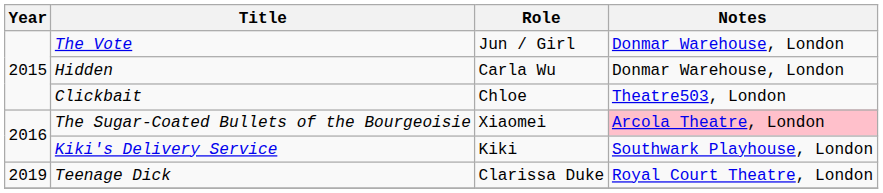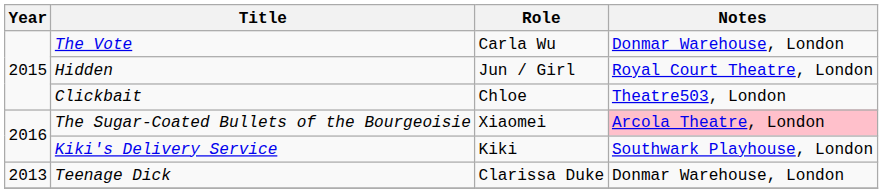(527, 44) Jun / Girl -> (517, 44) Carla Wu
(517, 70) Carla Wu -> (527, 70) Jun / Girl
(728, 70) Donmar Warehouse, London -> (743, 70) Royal Court Theatre, London
(28, 175) 2019 -> (28, 175) 2013
(743, 175) Royal Court Theatre, London -> (728, 175) Donmar Warehouse, London
